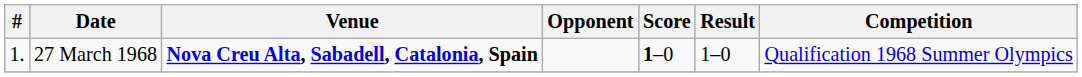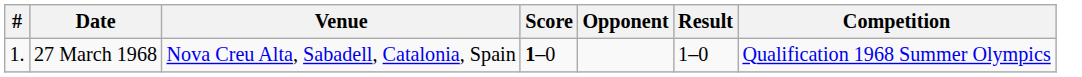columns swapped: (590, 21) <-> (667, 21)
(352, 54) bold -> (341, 54) normal
